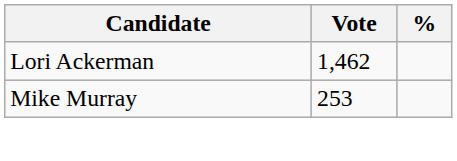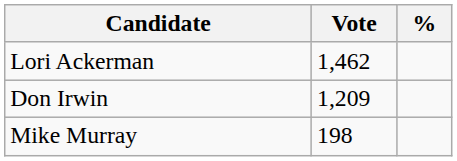+ row: (59, 98)
(335, 98) 253 -> (335, 135) 198
